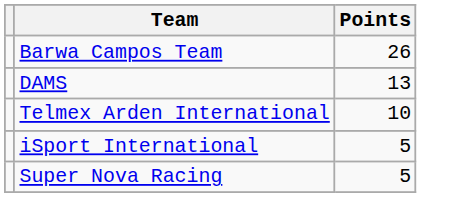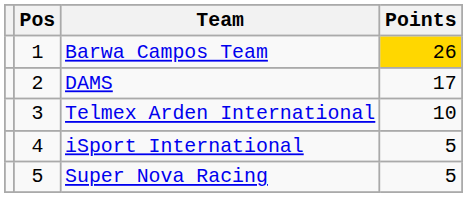+ column: (37, 21)
(399, 52) no background -> (445, 52) gold background
(399, 83) 13 -> (445, 83) 17
